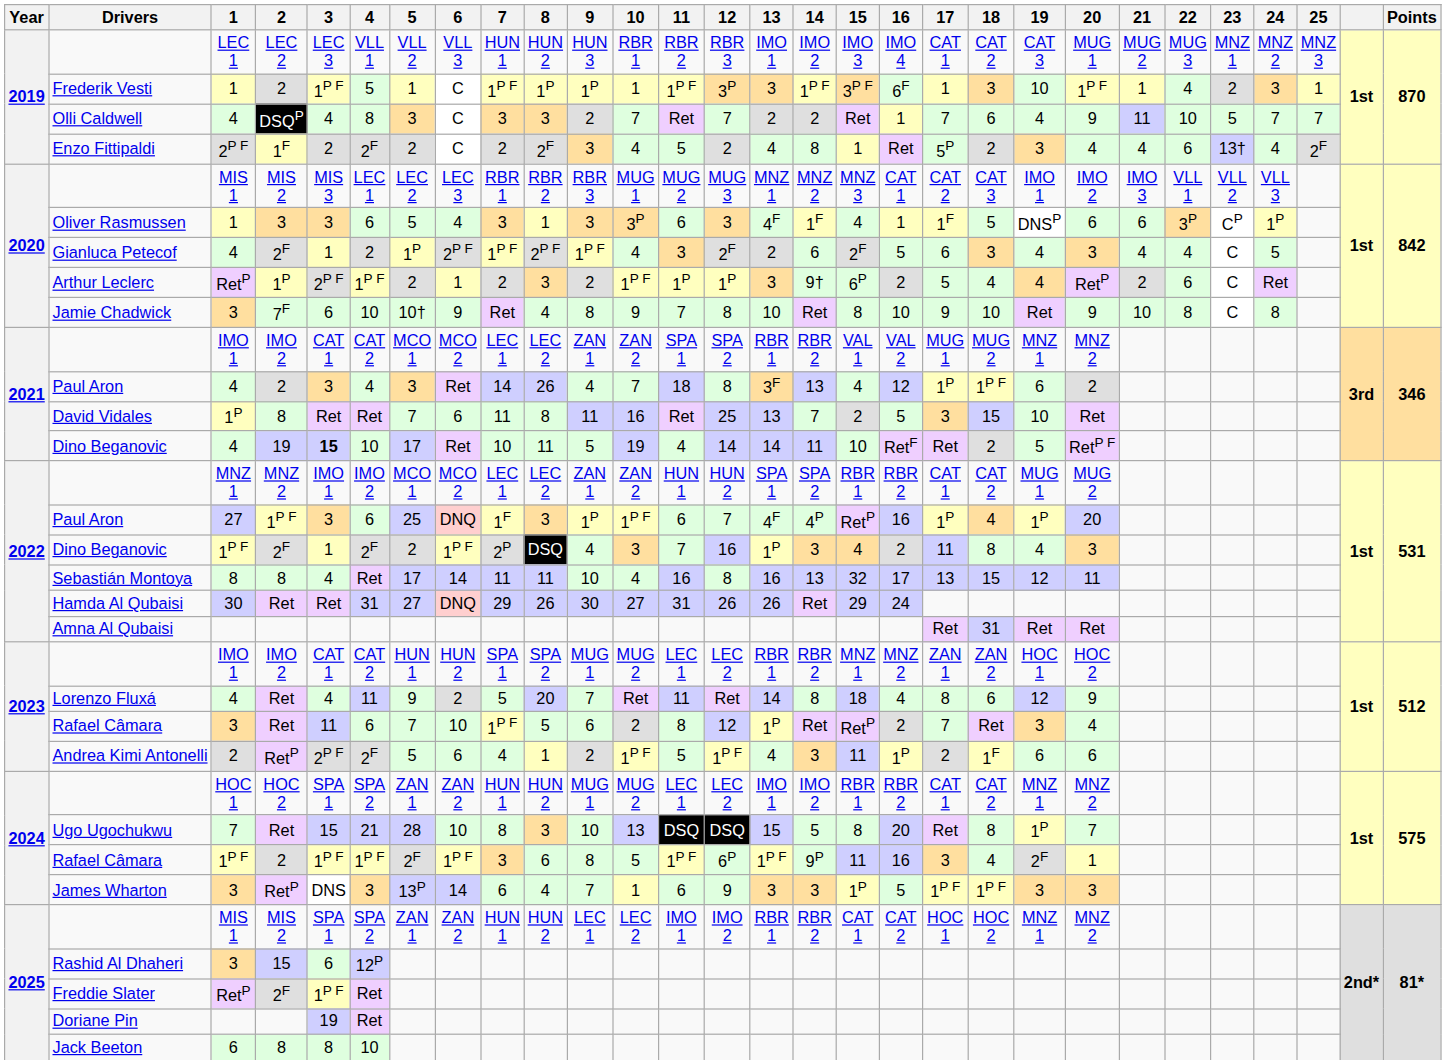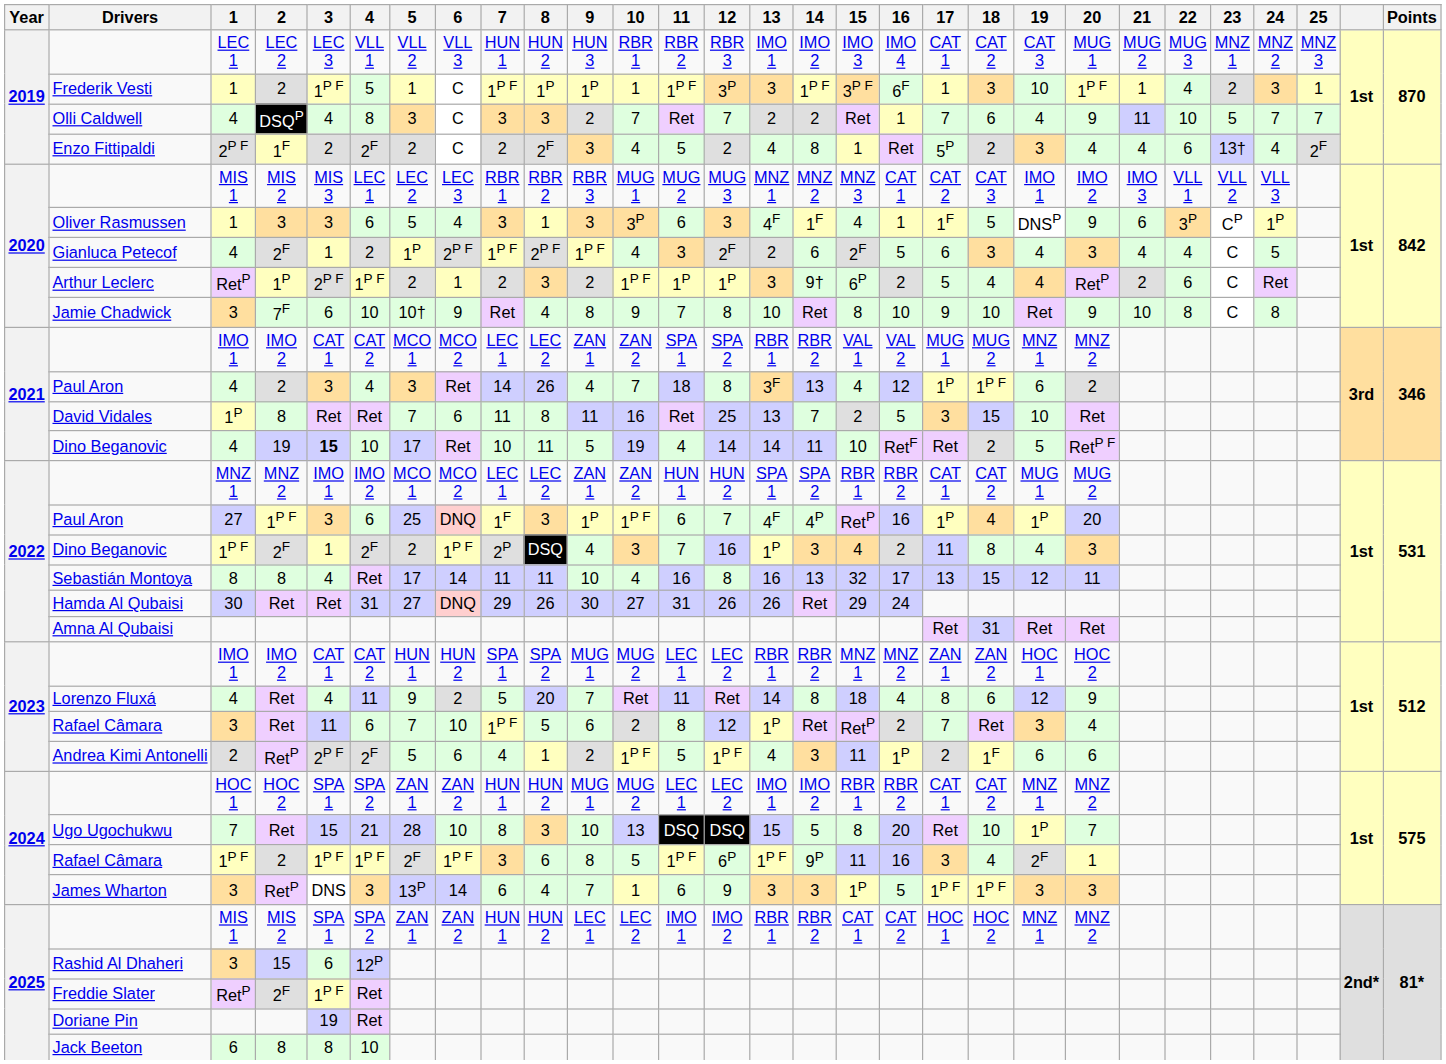(1092, 222) 6 -> (1092, 222) 9
(991, 830) 8 -> (991, 830) 10
